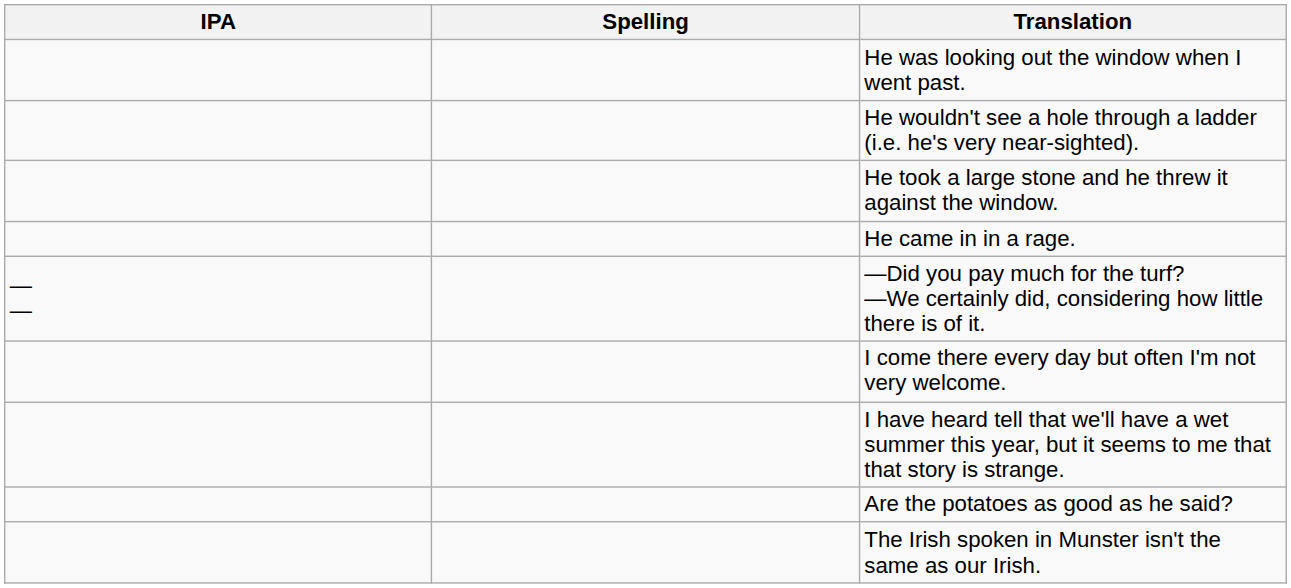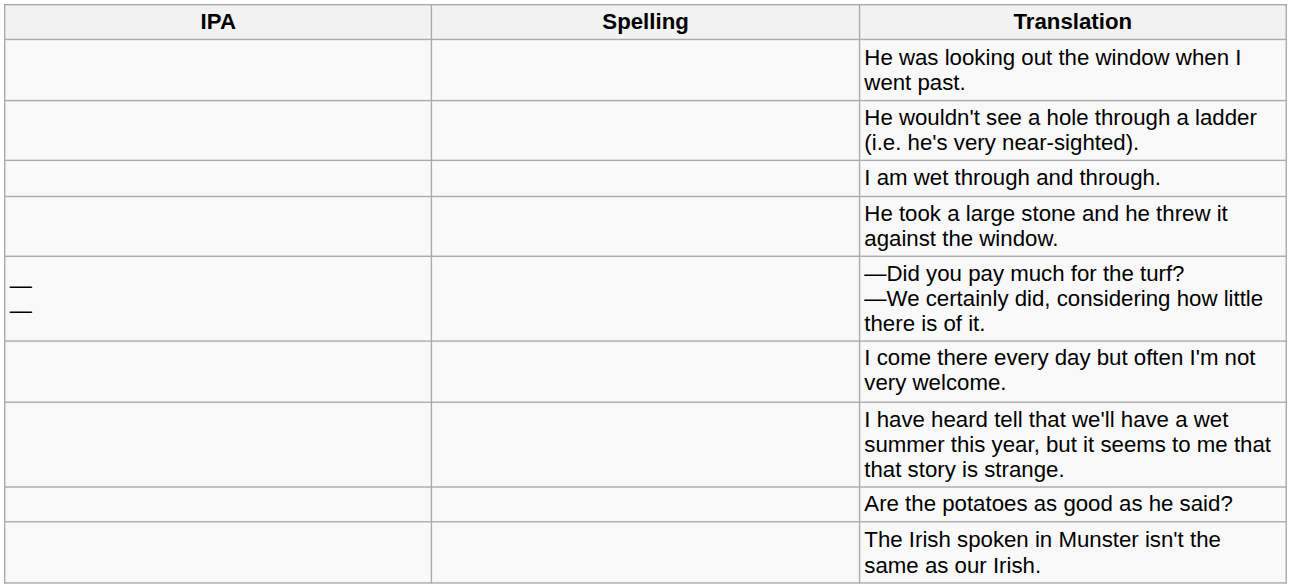+ row: (1013, 177)
- row: (970, 238)
